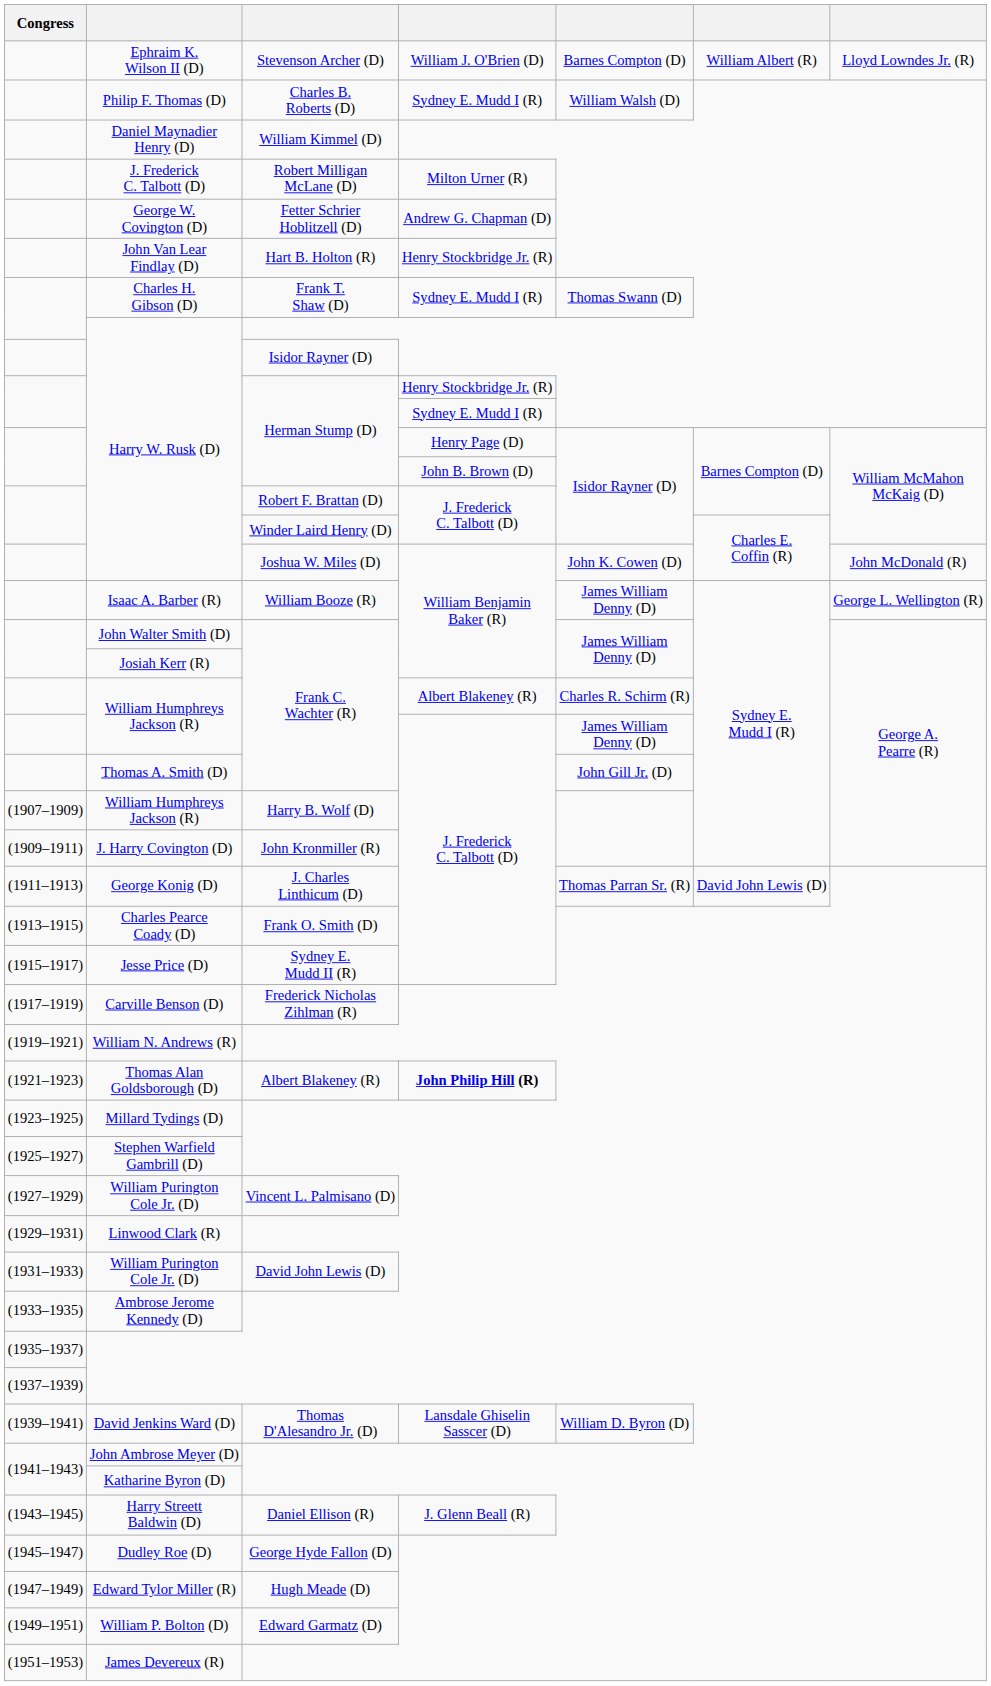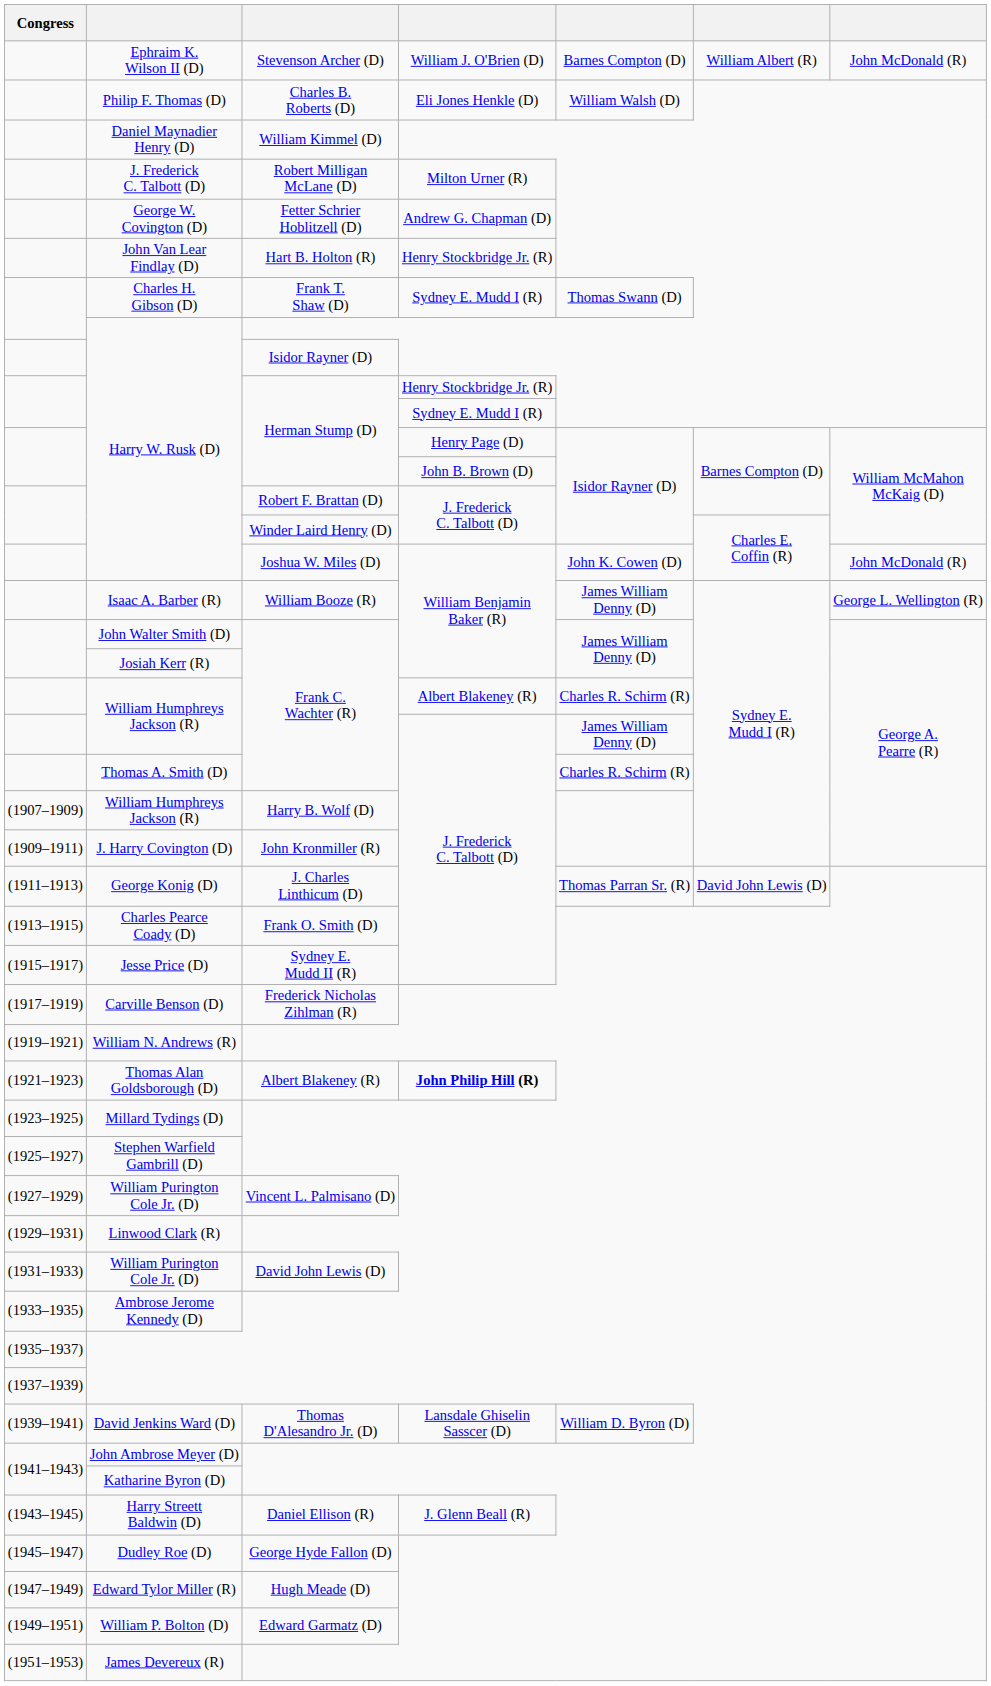(908, 60) Lloyd Lowndes Jr. (R) -> (908, 60) John McDonald (R)
(477, 100) Sydney E. Mudd I (R) -> (477, 100) Eli Jones Henkle (D)
(625, 772) John Gill Jr. (D) -> (625, 772) Charles R. Schirm (R)
